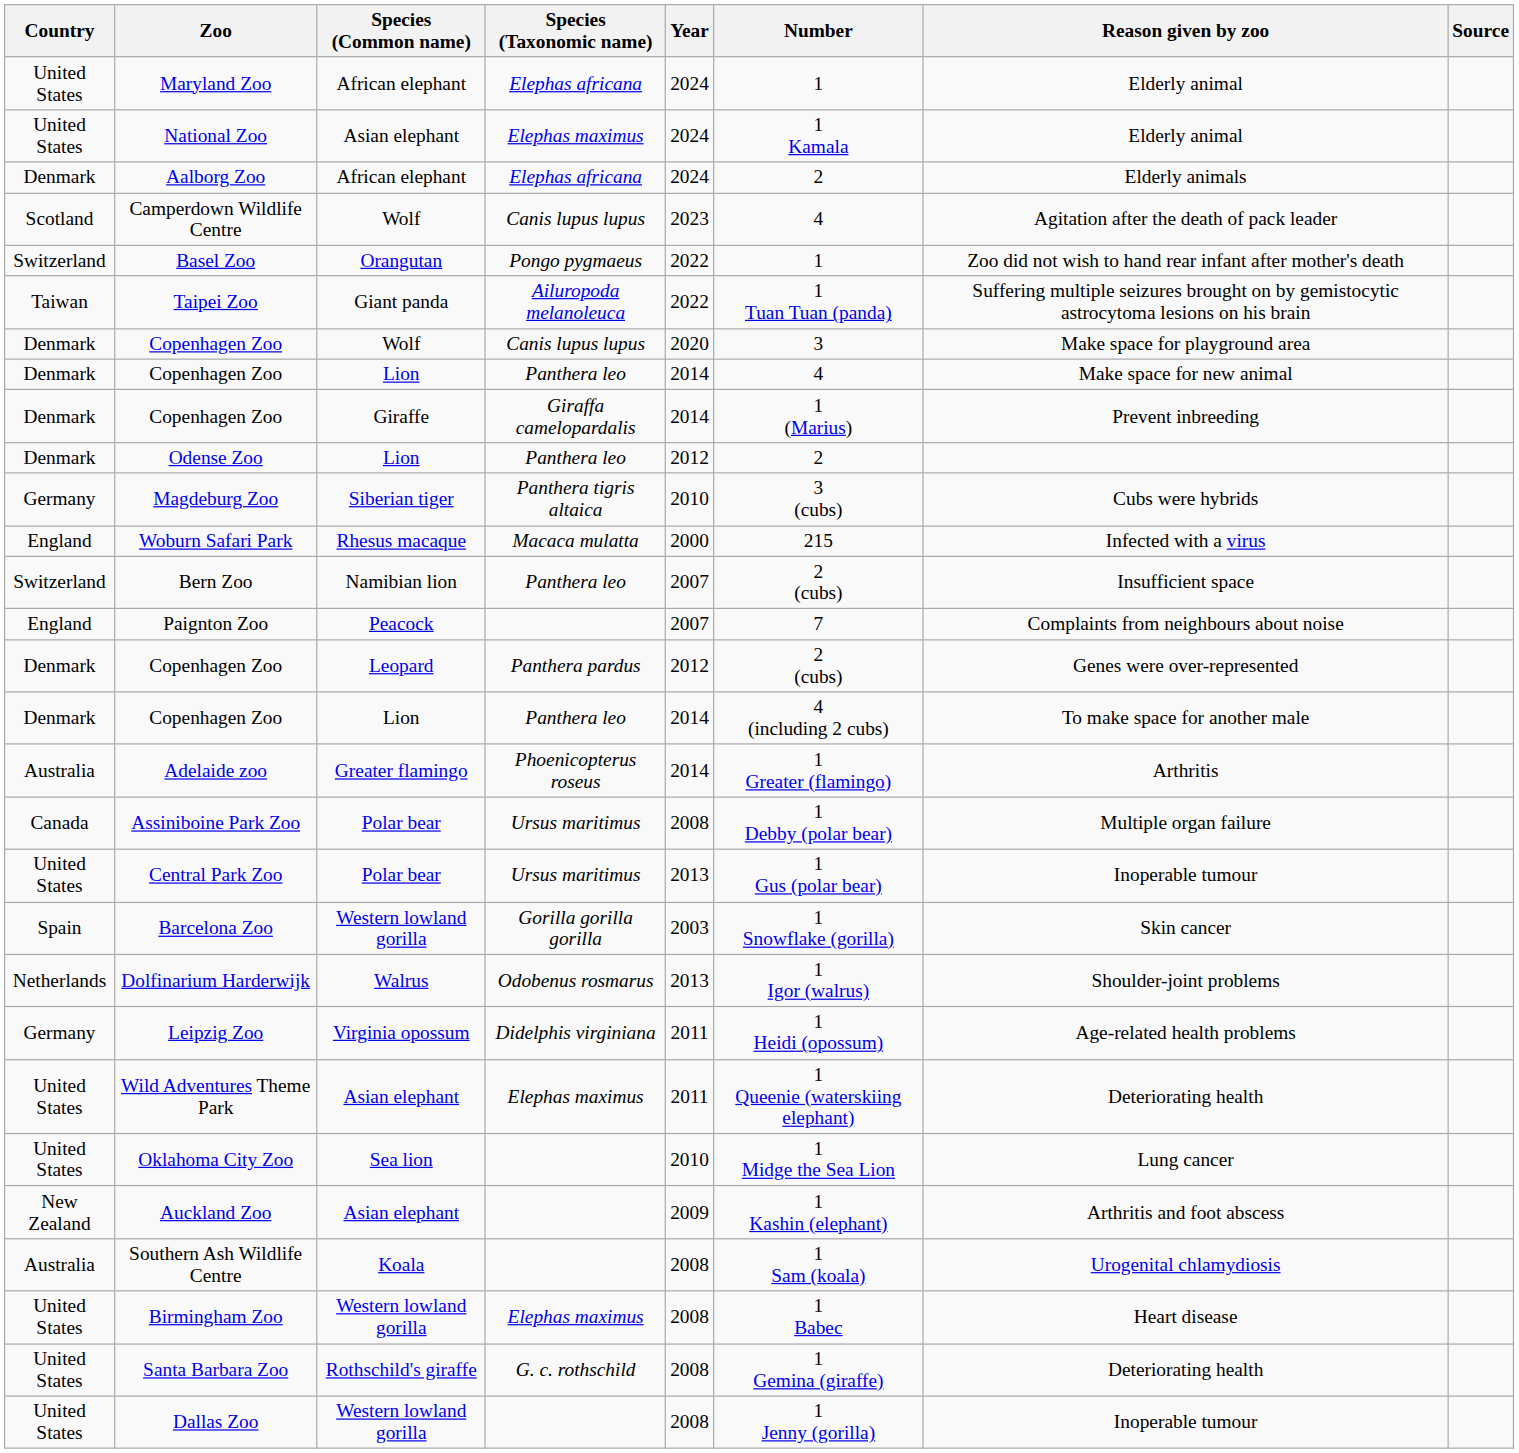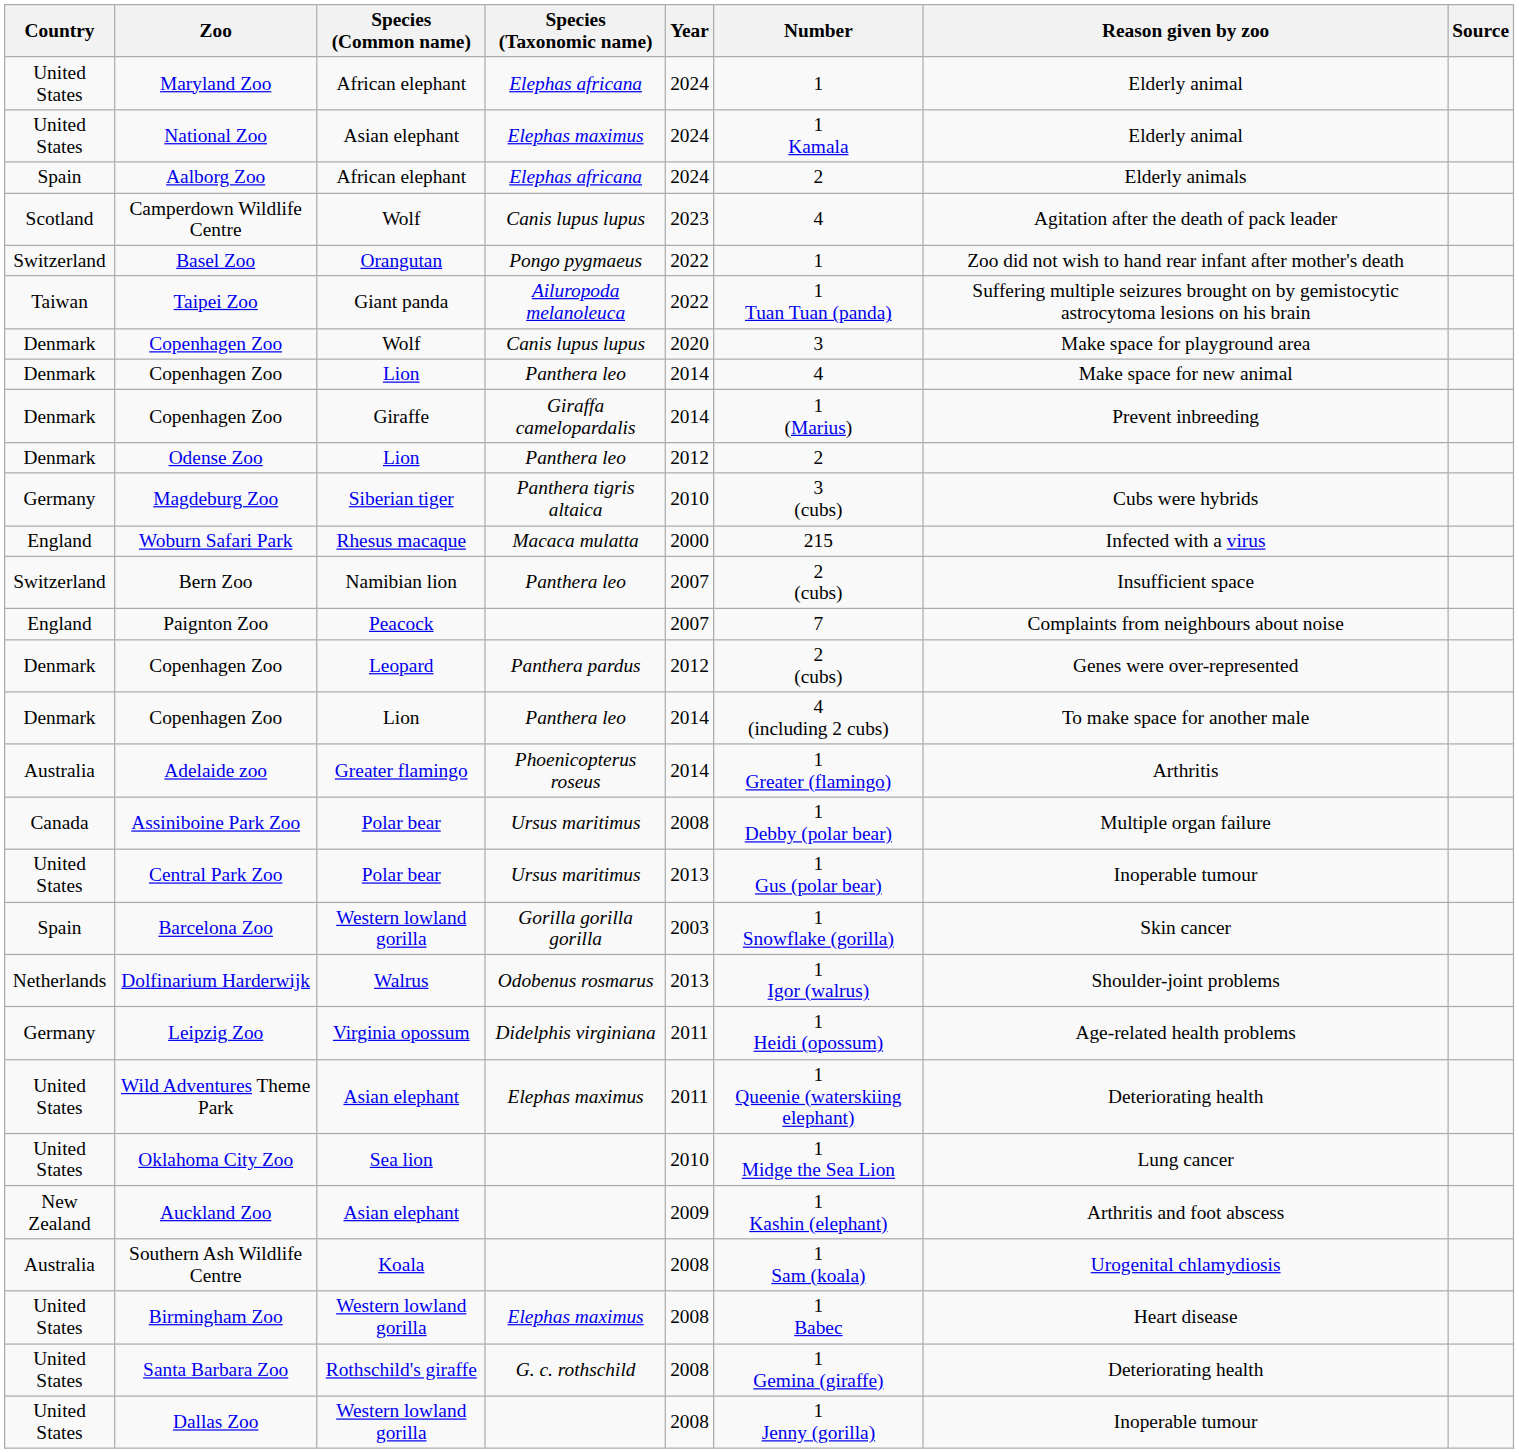(59, 177) Denmark -> (59, 177) Spain
